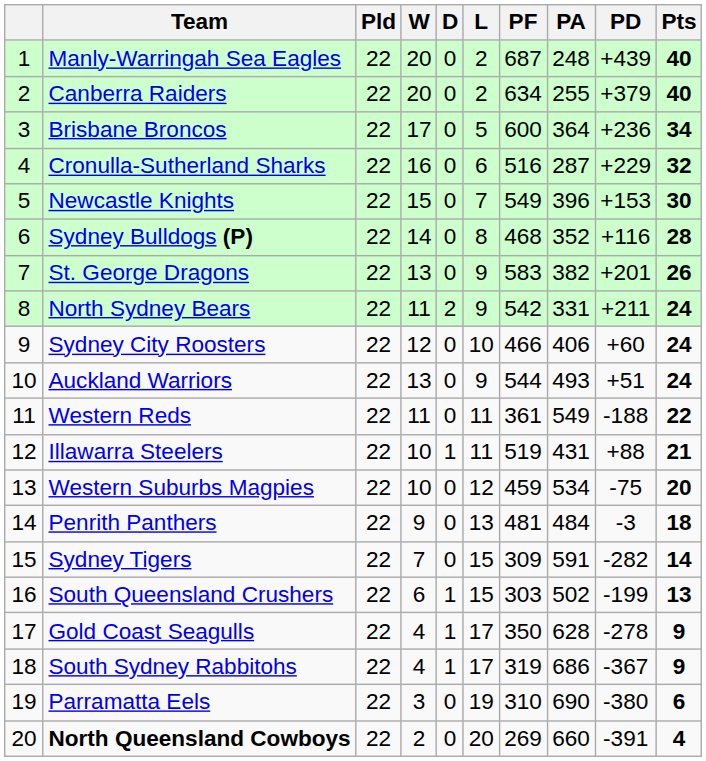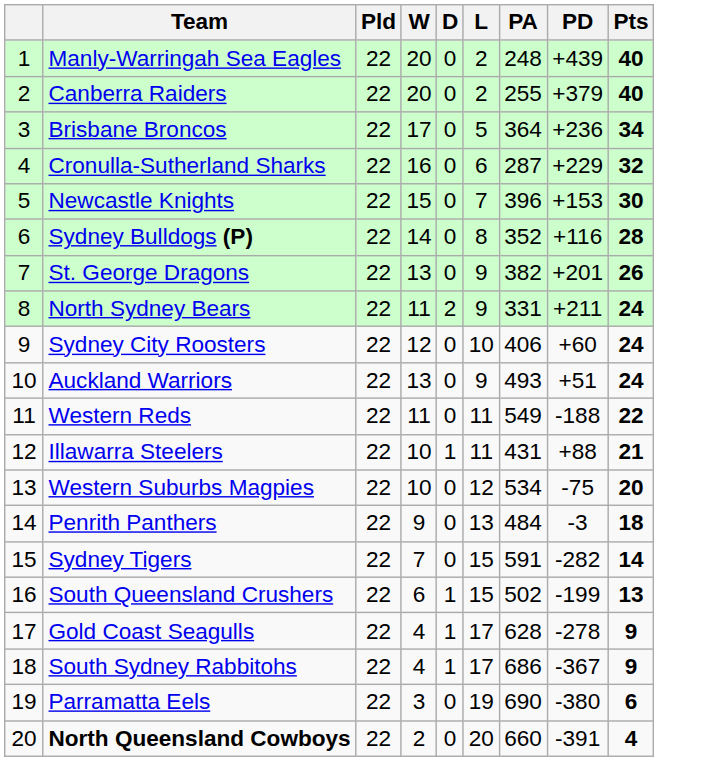- column: (523, 22)
